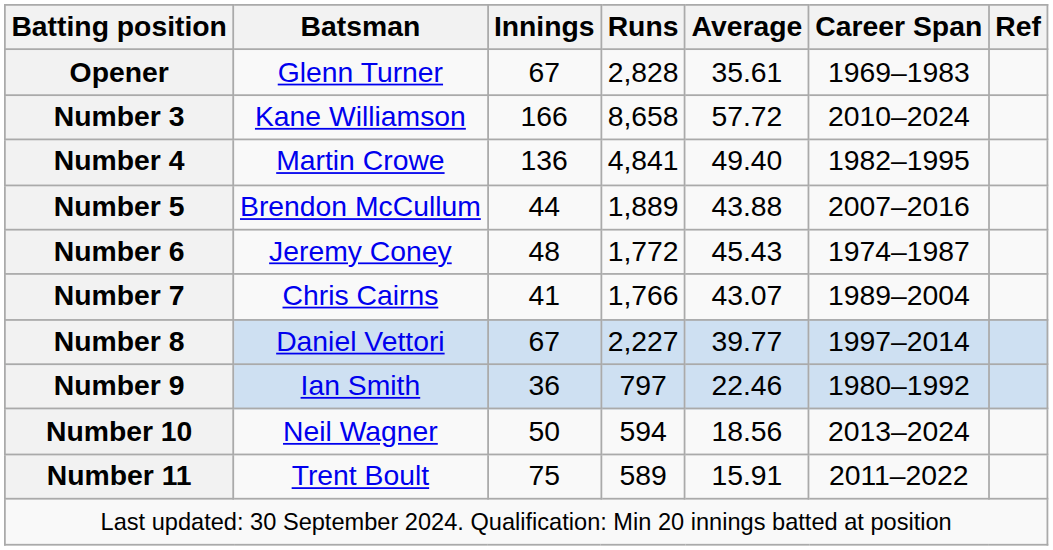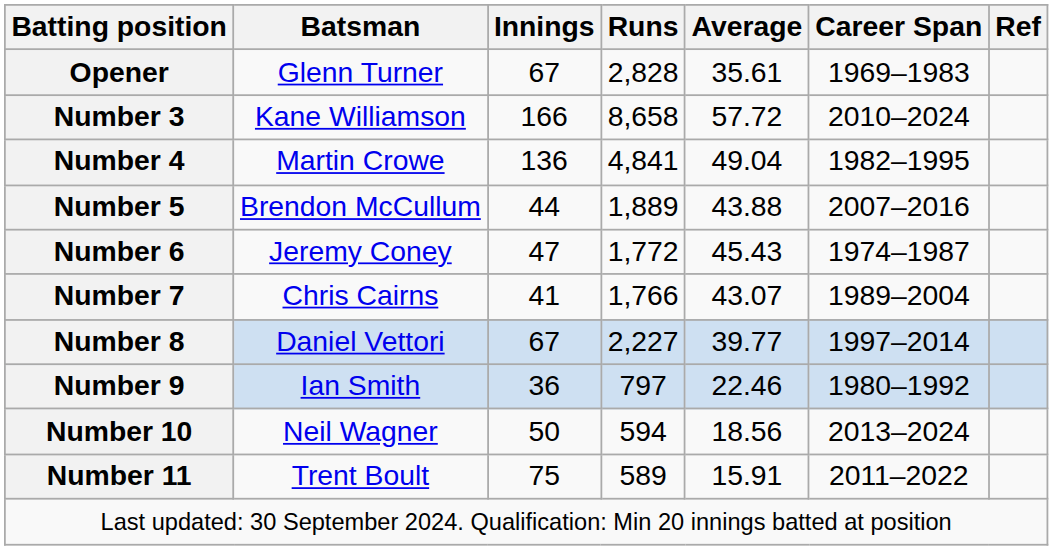(747, 161) 49.40 -> (747, 161) 49.04
(544, 251) 48 -> (544, 251) 47
